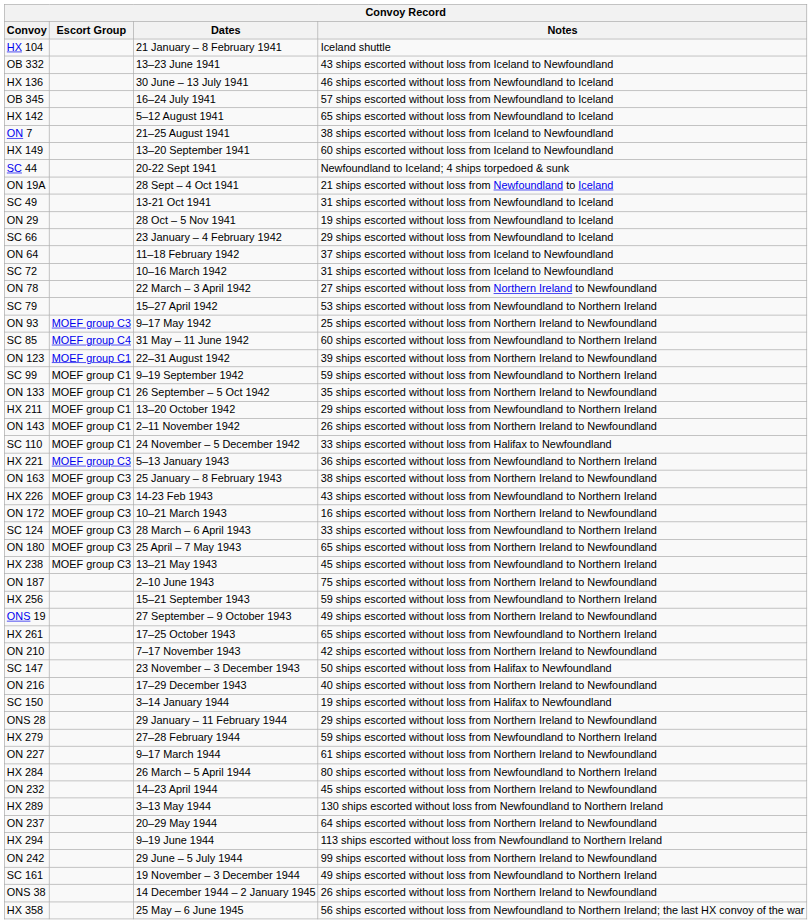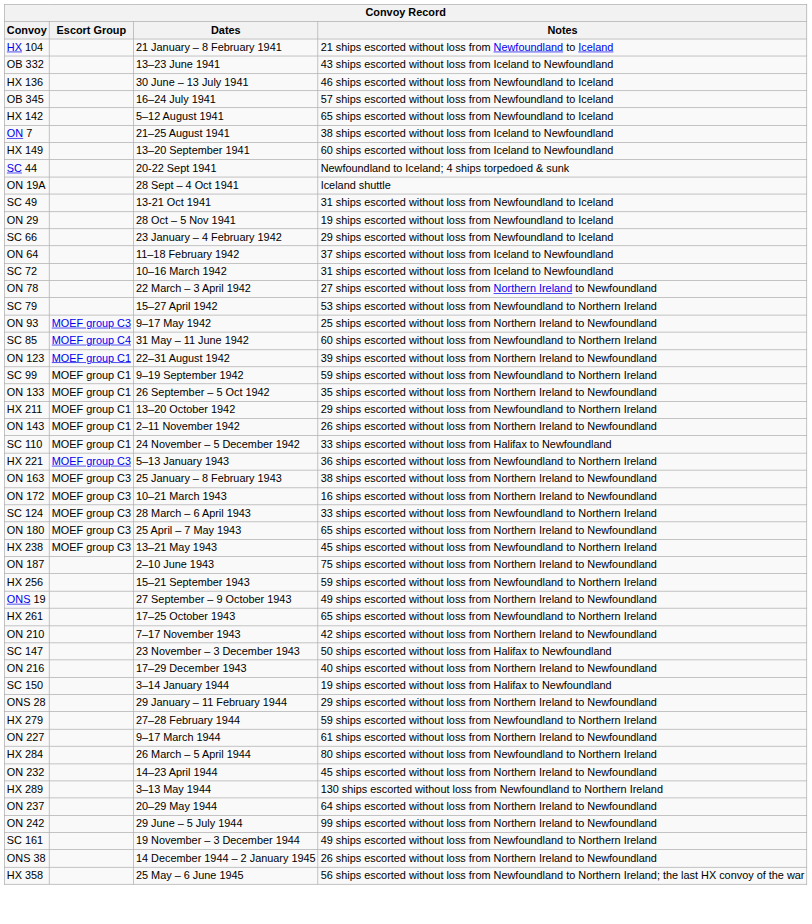(356, 47) Iceland shuttle -> (467, 47) 21 ships escorted without loss from Newfoundland to Iceland
(467, 185) 21 ships escorted without loss from Newfoundland to Iceland -> (356, 185) Iceland shuttle
- row: (25, 496)
- row: (25, 841)
